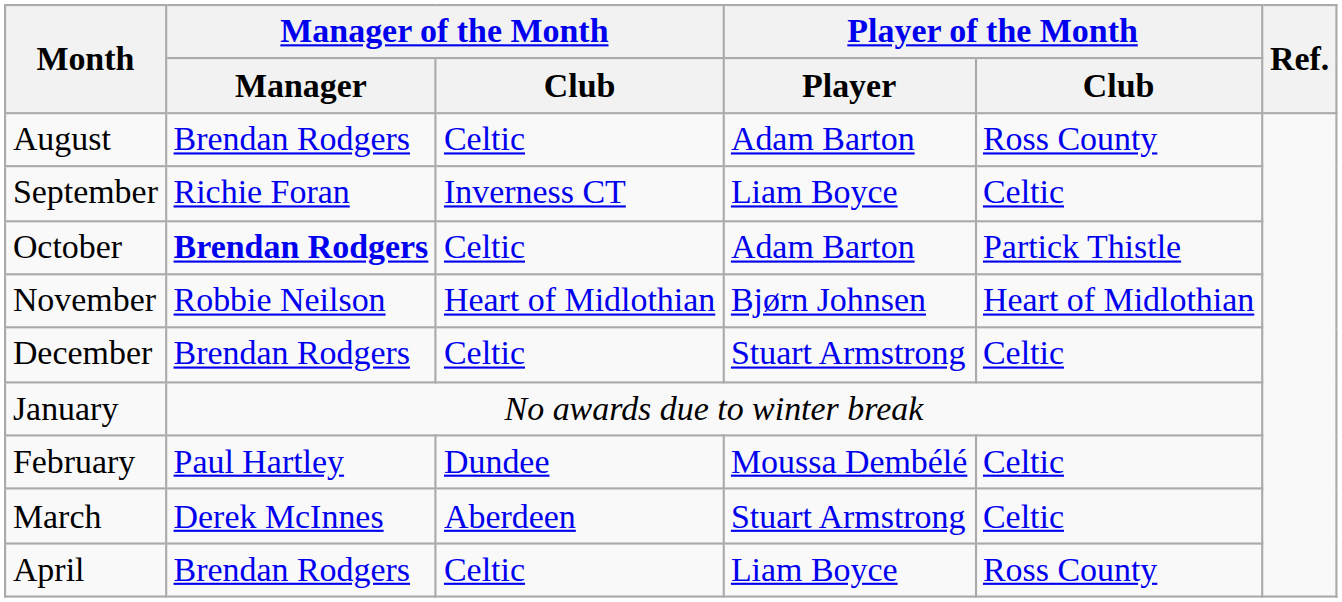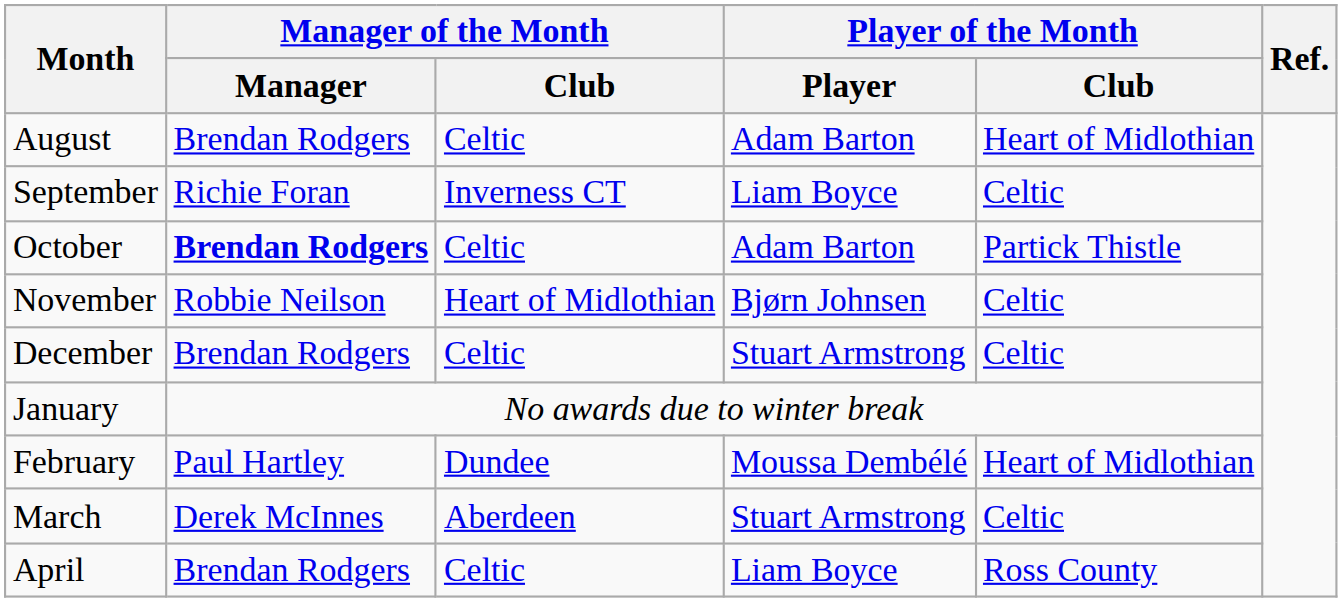(1070, 138) Ross County -> (1119, 138) Heart of Midlothian
(1119, 300) Heart of Midlothian -> (1023, 300) Celtic
(1023, 461) Celtic -> (1119, 461) Heart of Midlothian
